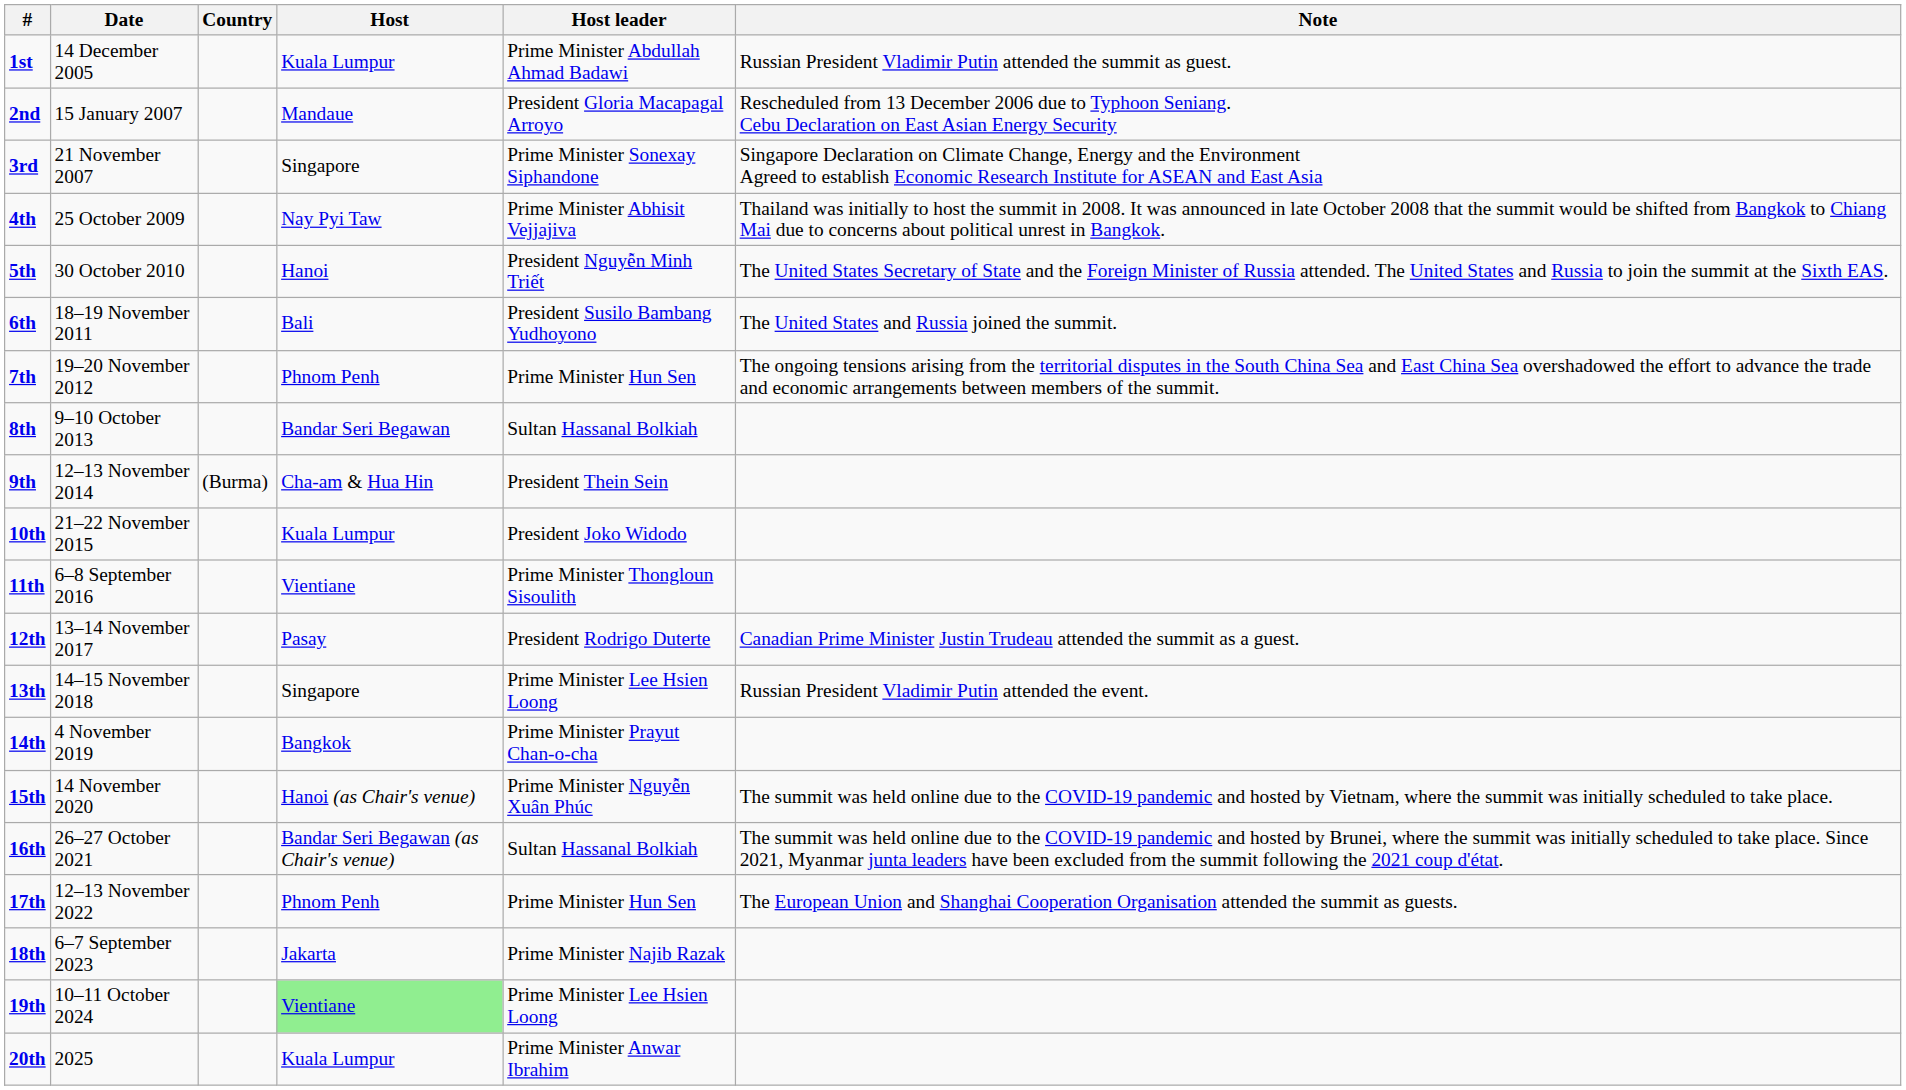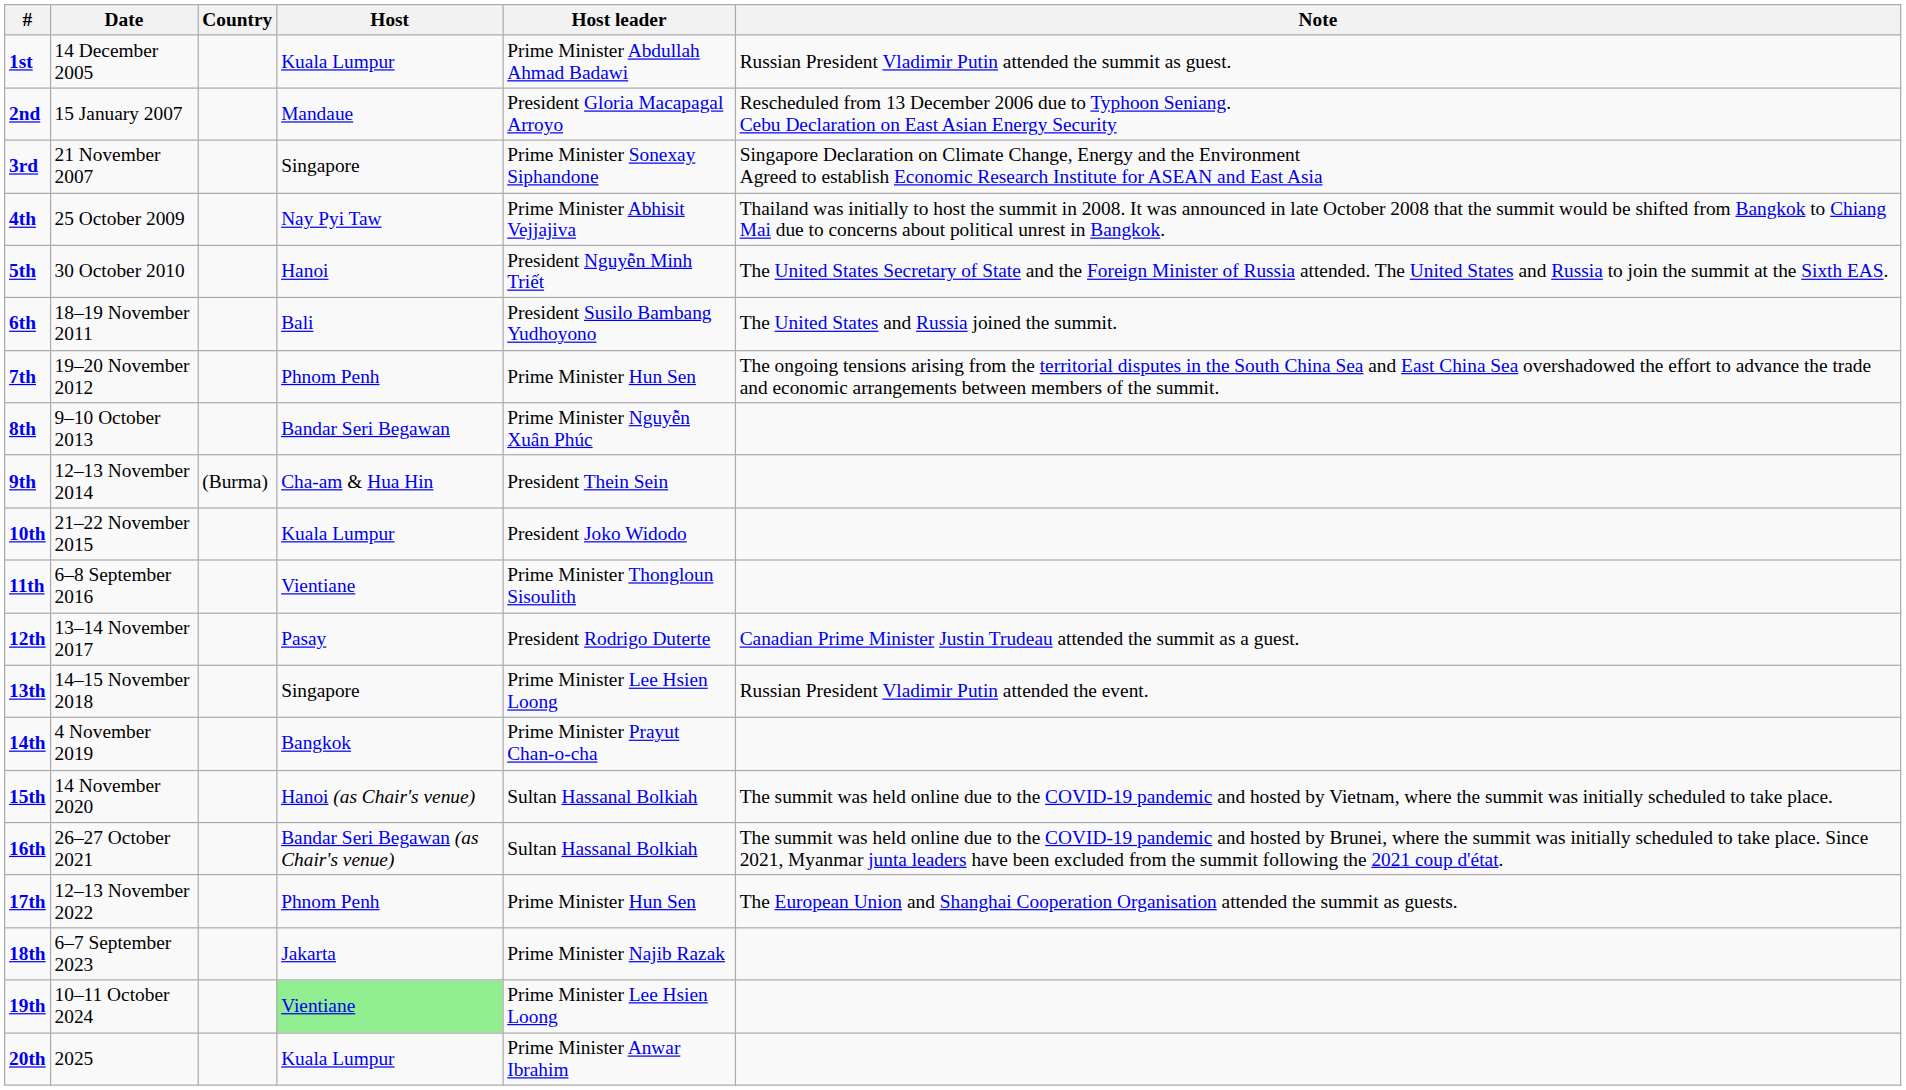(602, 428) Sultan Hassanal Bolkiah -> (599, 428) Prime Minister Nguyễn Xuân Phúc
(599, 796) Prime Minister Nguyễn Xuân Phúc -> (602, 796) Sultan Hassanal Bolkiah
